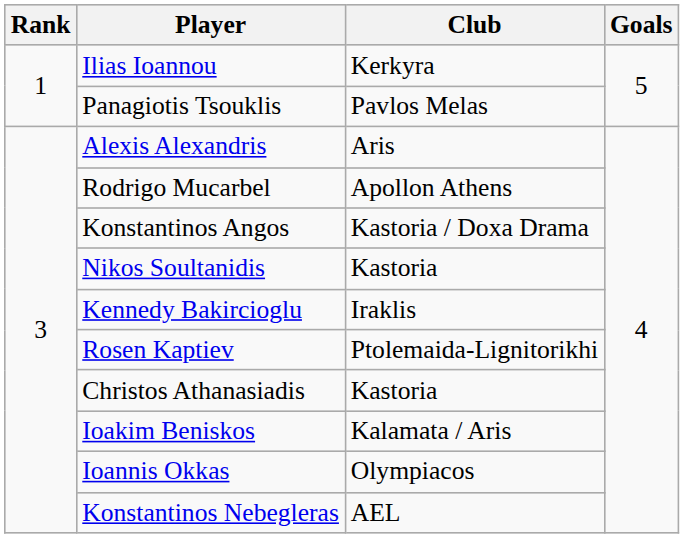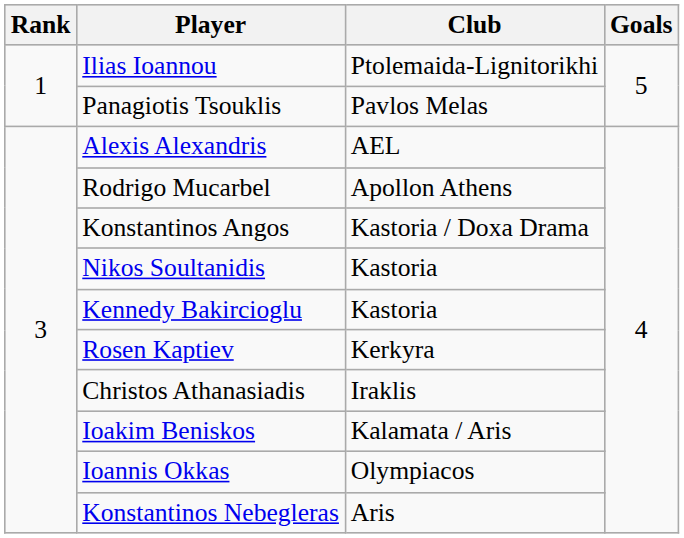(393, 65) Kerkyra -> (474, 65) Ptolemaida-Lignitorikhi
(373, 146) Aris -> (376, 146) AEL
(383, 308) Iraklis -> (394, 308) Kastoria
(474, 349) Ptolemaida-Lignitorikhi -> (393, 349) Kerkyra
(394, 390) Kastoria -> (383, 390) Iraklis
(376, 512) AEL -> (373, 512) Aris
